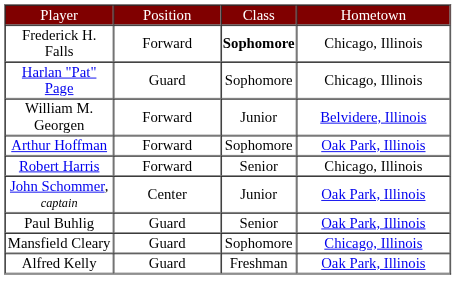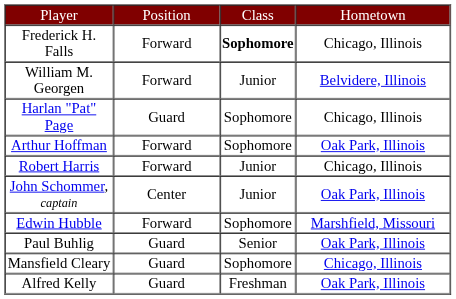rows swapped: (59, 117) <-> (59, 80)
(259, 165) Senior -> (258, 165) Junior
+ row: (59, 222)
